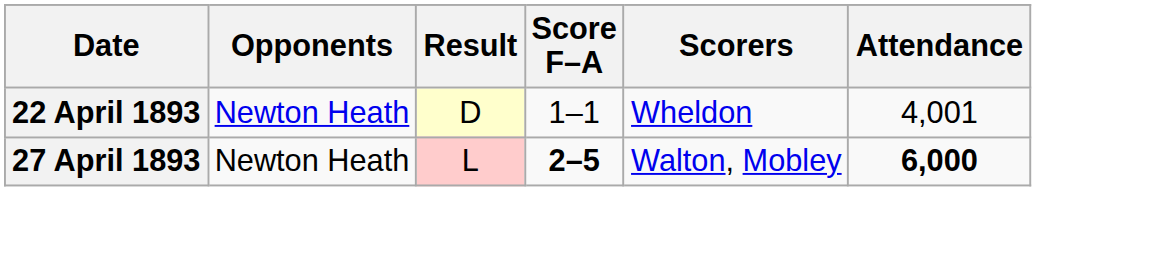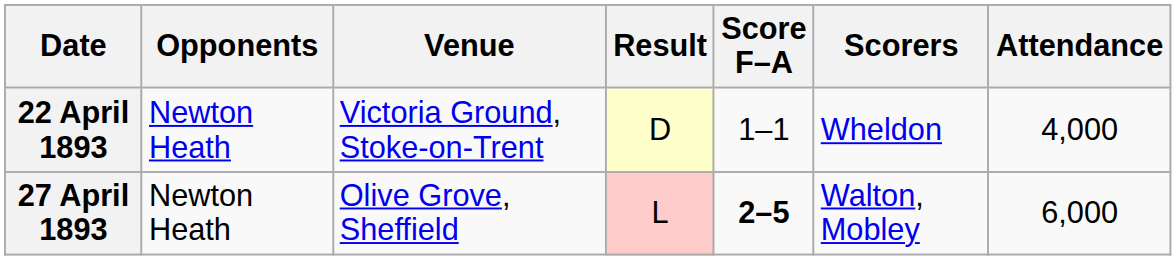+ column: (469, 46)
(939, 112) 4,001 -> (1080, 129) 4,000
(939, 160) bold -> (1080, 212) normal
